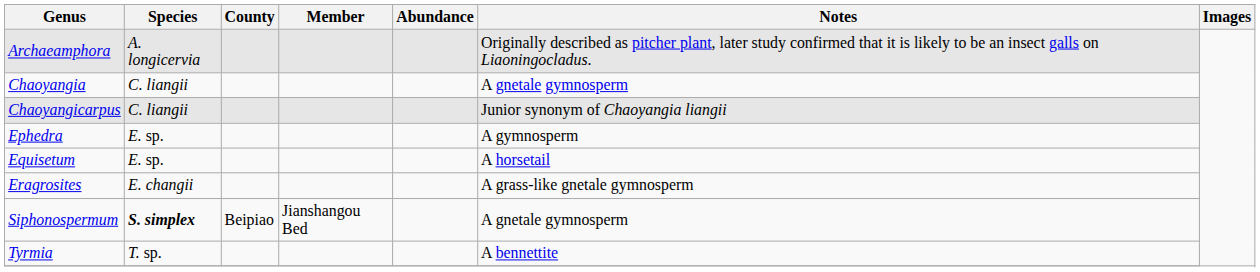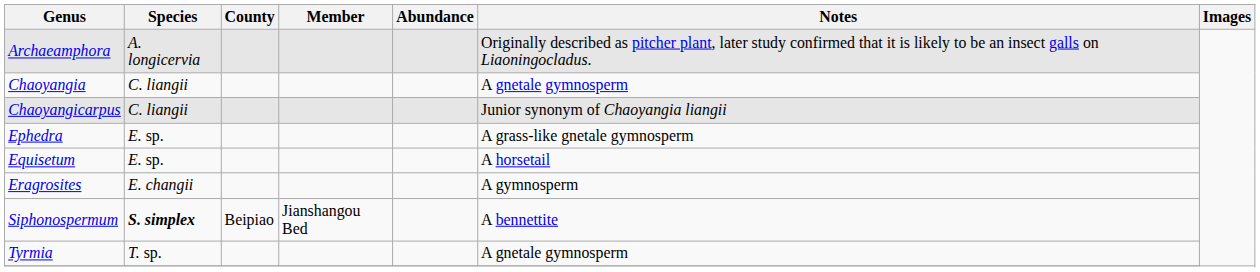(530, 135) A gymnosperm -> (587, 135) A grass-like gnetale gymnosperm
(587, 185) A grass-like gnetale gymnosperm -> (530, 185) A gymnosperm
(555, 219) A gnetale gymnosperm -> (520, 219) A bennettite
(520, 253) A bennettite -> (555, 253) A gnetale gymnosperm
